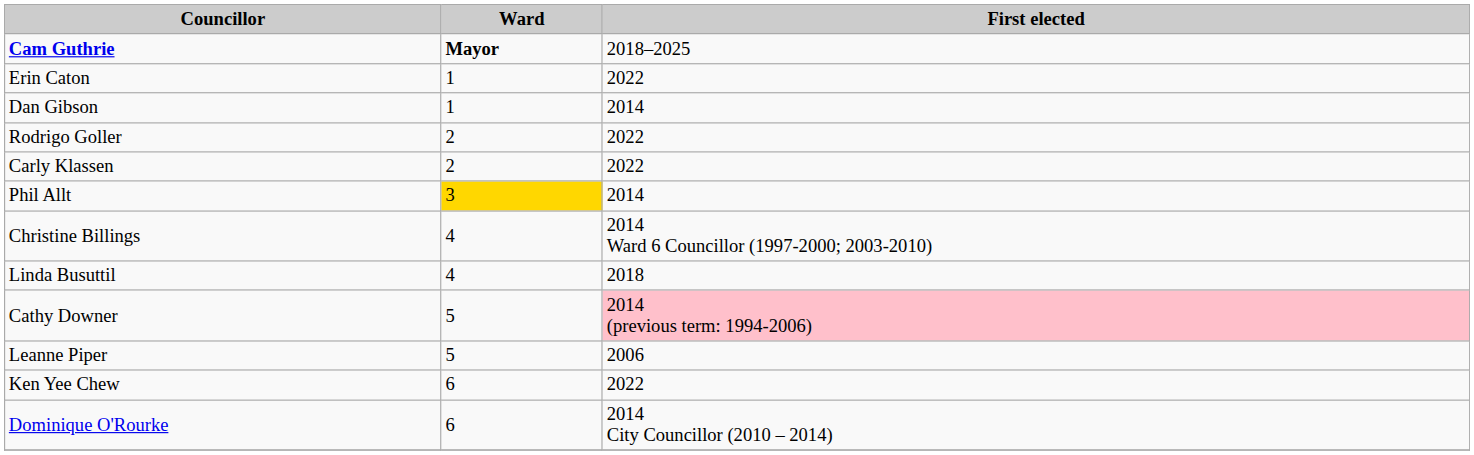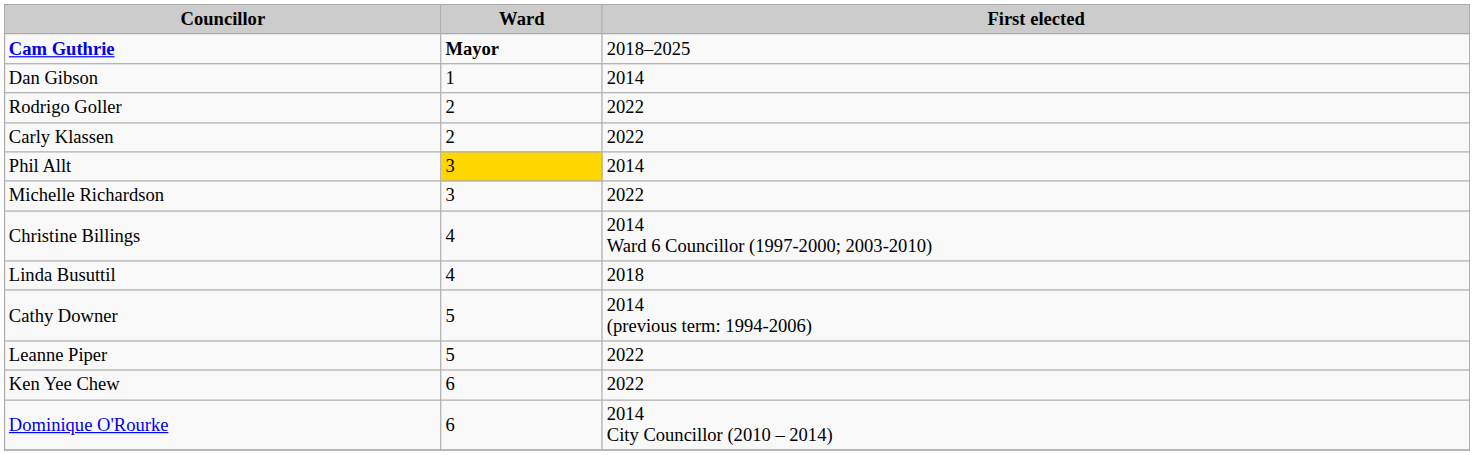- row: (49, 78)
+ row: (86, 195)
(709, 315) pink background -> (709, 315) no background
(625, 355) 2006 -> (625, 355) 2022
